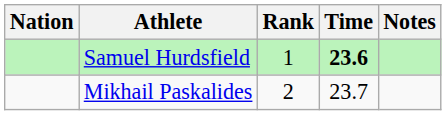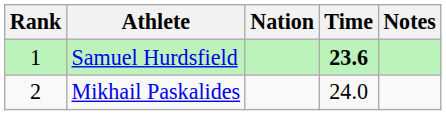columns swapped: (288, 22) <-> (42, 22)
(349, 92) 23.7 -> (349, 92) 24.0
